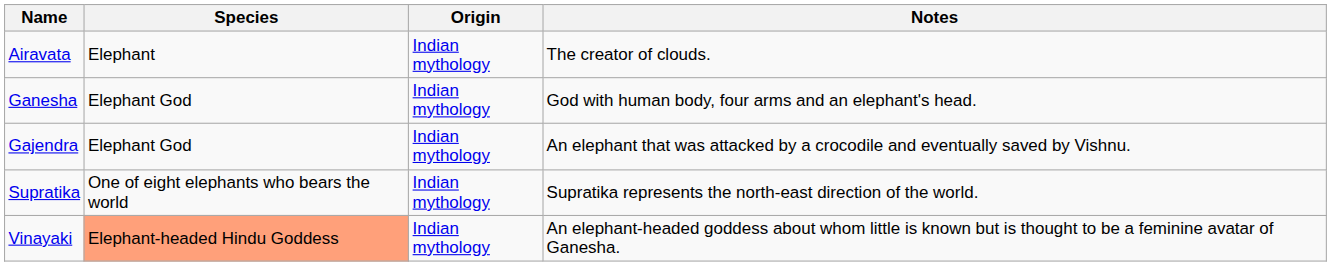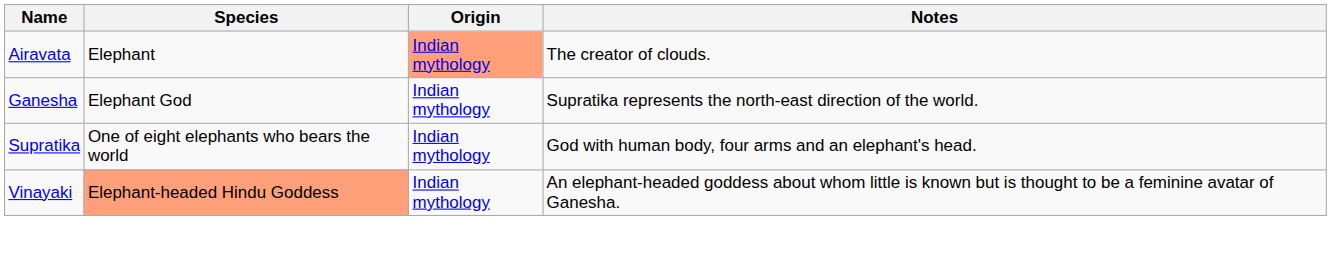(451, 54) no background -> (451, 54) lightsalmon background
(762, 100) God with human body, four arms and an elephant's head. -> (762, 100) Supratika represents the north-east direction of the world.
- row: (43, 146)
(762, 192) Supratika represents the north-east direction of the world. -> (762, 146) God with human body, four arms and an elephant's head.
